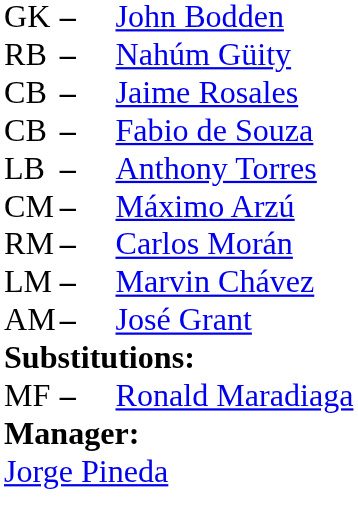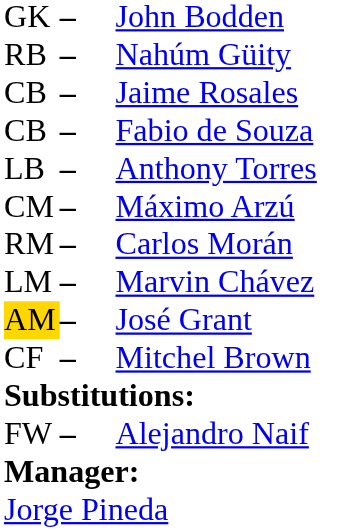(30, 319) no background -> (30, 319) gold background
+ row: (213, 357)
+ row: (212, 433)
- row: (234, 395)
